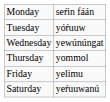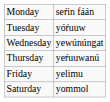(72, 58) yommol -> (77, 58) yeŕuuwanú
(77, 89) yeŕuuwanú -> (72, 89) yommol
